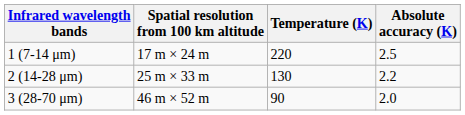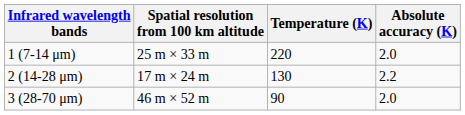(173, 53) 17 m × 24 m -> (173, 53) 25 m × 33 m
(388, 53) 2.5 -> (388, 53) 2.0
(173, 76) 25 m × 33 m -> (173, 76) 17 m × 24 m
